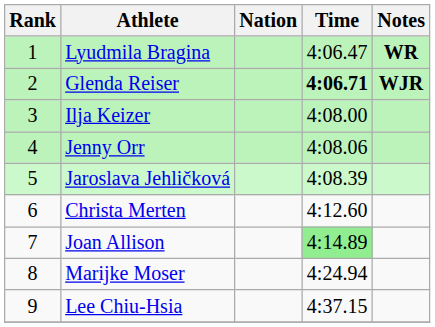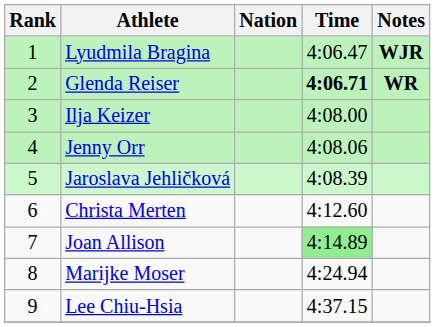(401, 52) WR -> (401, 52) WJR
(401, 83) WJR -> (401, 83) WR
